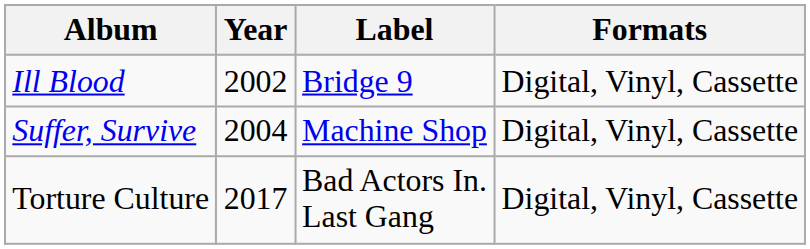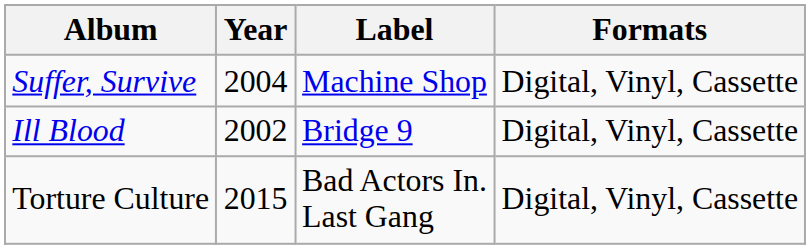rows swapped: (68, 80) <-> (104, 130)
(256, 199) 2017 -> (256, 199) 2015
